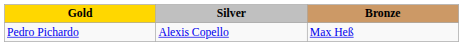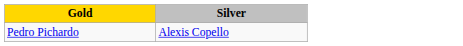- column: (383, 13)
